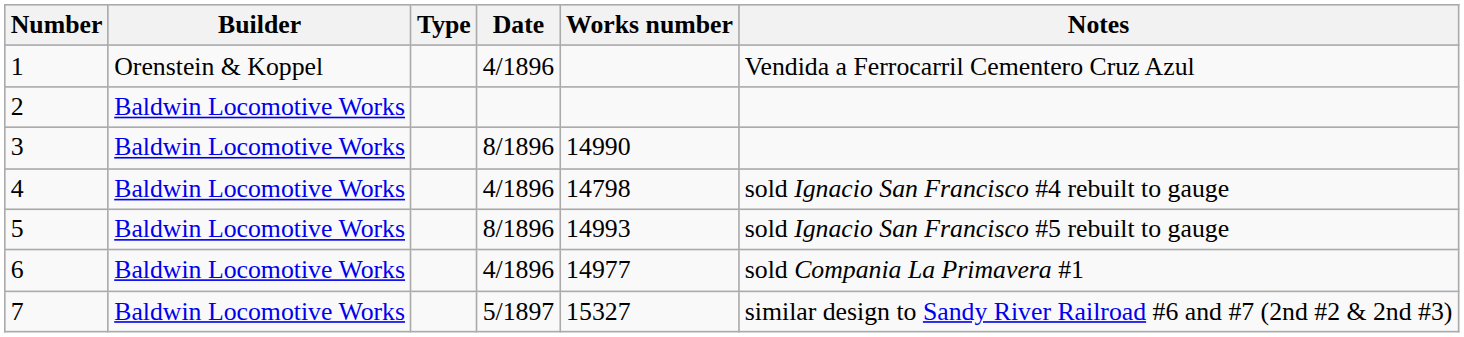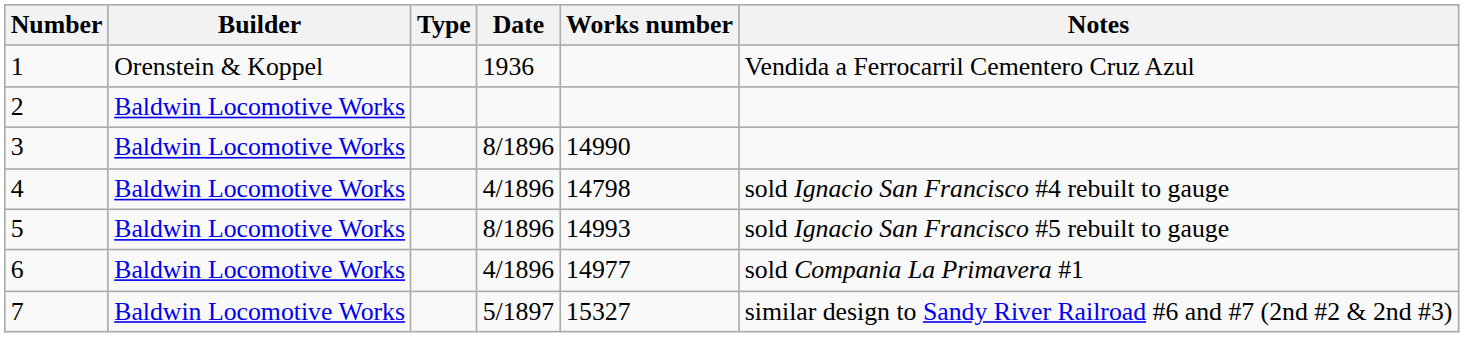(518, 65) 4/1896 -> (508, 65) 1936
